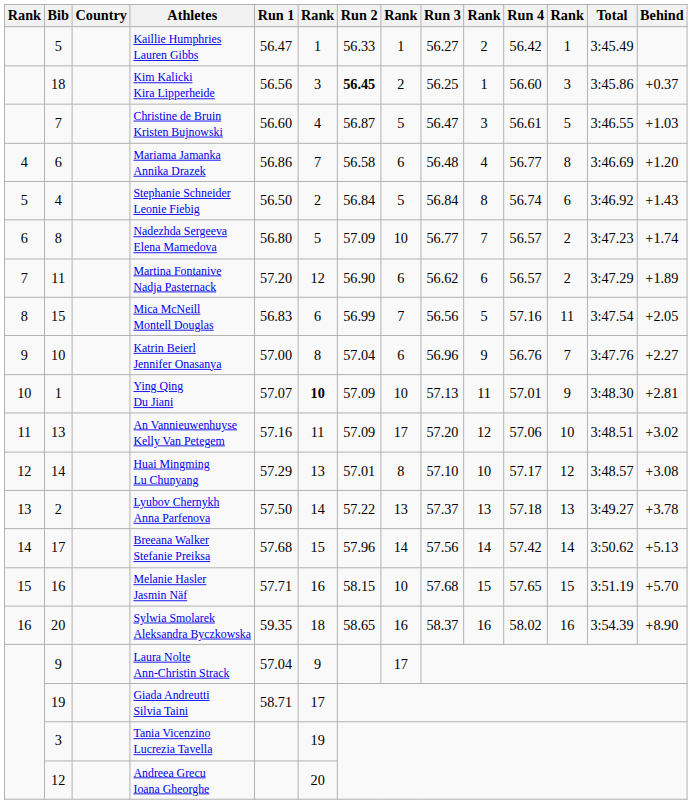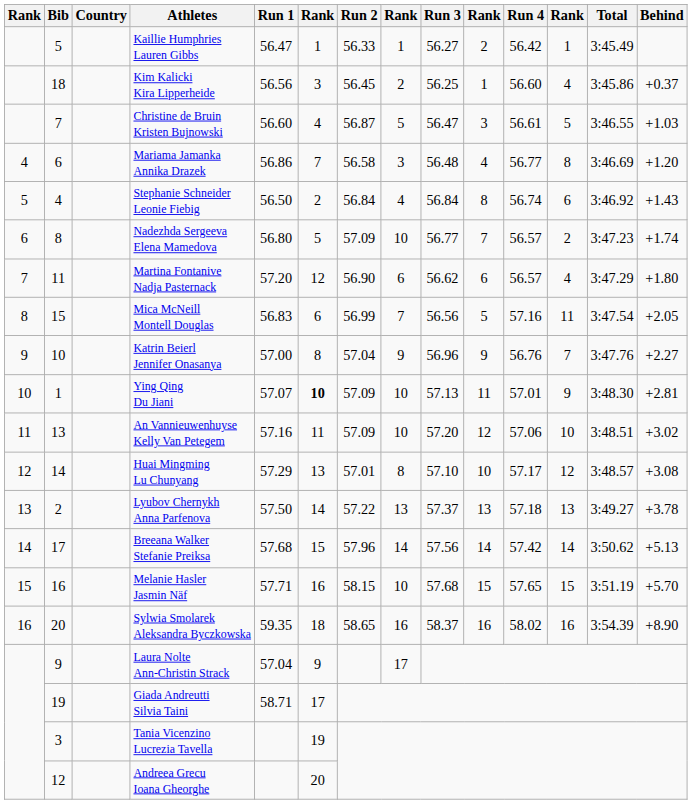(359, 84) bold -> (359, 84) normal
(567, 84) 3 -> (567, 84) 4
(401, 162) 6 -> (401, 162) 3
(401, 200) 5 -> (401, 200) 4
(567, 278) 2 -> (567, 278) 4
(662, 278) +1.89 -> (662, 278) +1.80
(401, 355) 6 -> (401, 355) 9
(401, 432) 17 -> (401, 432) 10
